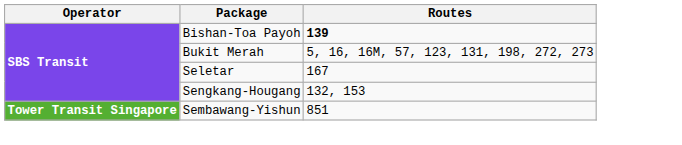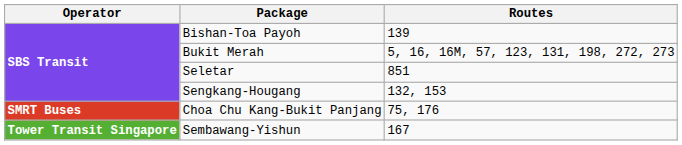(318, 34) bold -> (399, 34) normal
(318, 72) 167 -> (399, 72) 851
+ row: (282, 111)
(318, 111) 851 -> (399, 130) 167
